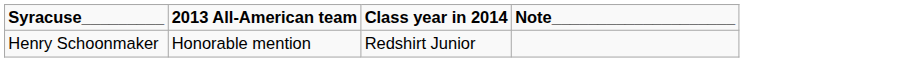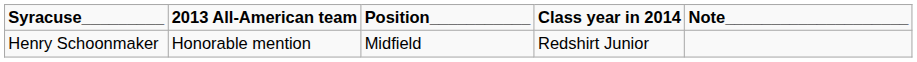+ column: (448, 17)
